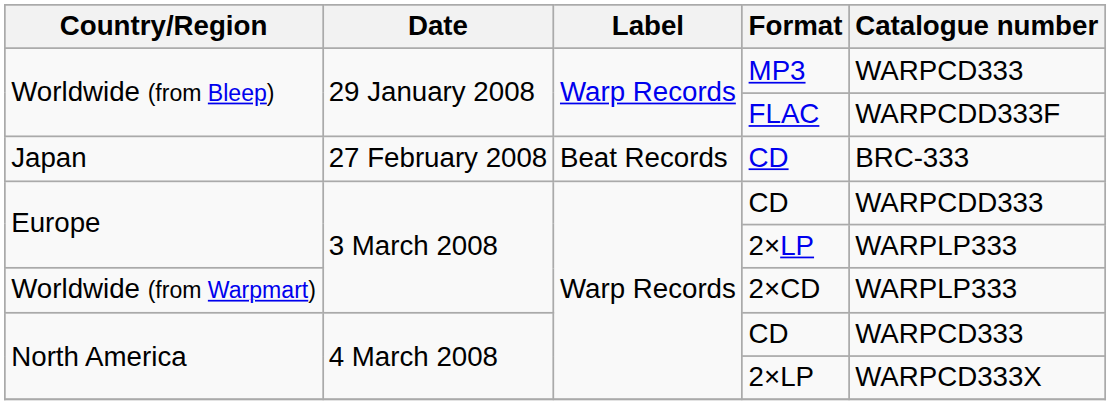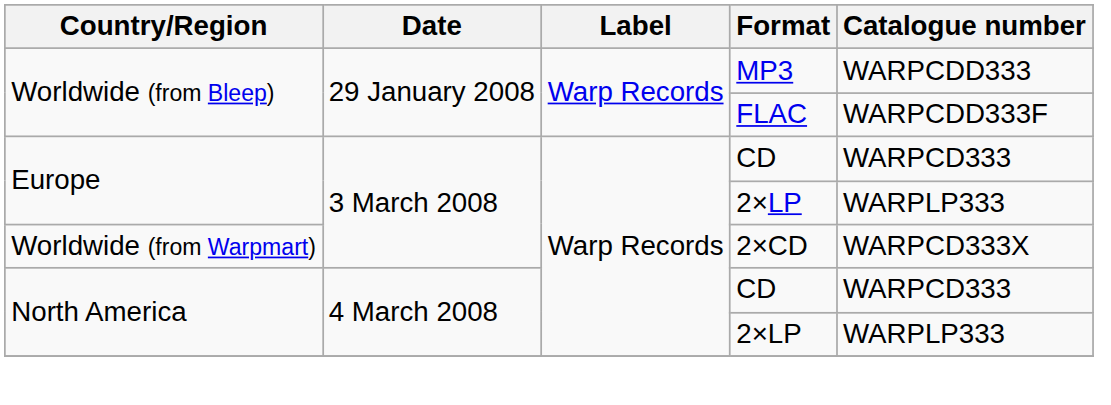(939, 70) WARPCD333 -> (937, 70) WARPCDD333
- row: (49, 158)
(949, 202) WARPCDD333 -> (927, 158) WARPCD333
(936, 289) WARPLP333 -> (936, 245) WARPCD333X
(949, 377) WARPCD333X -> (924, 333) WARPLP333
